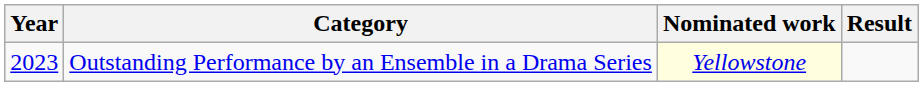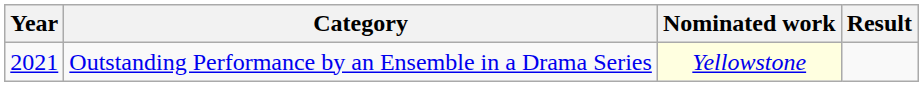(34, 61) 2023 -> (34, 61) 2021
